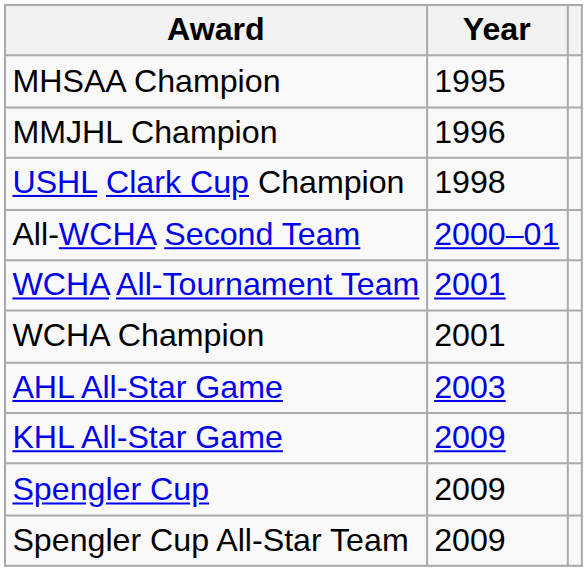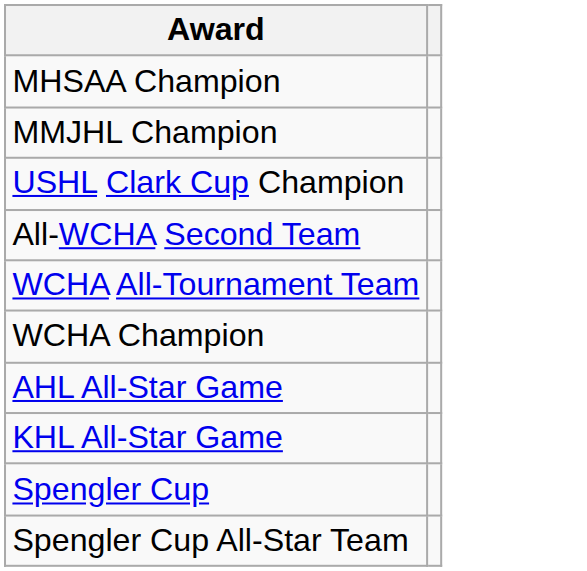- column: (497, 30)
